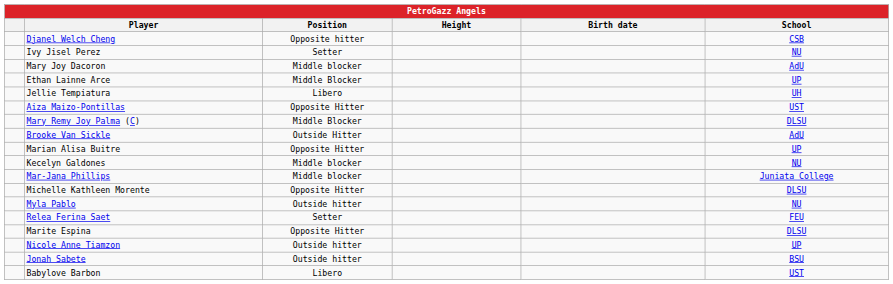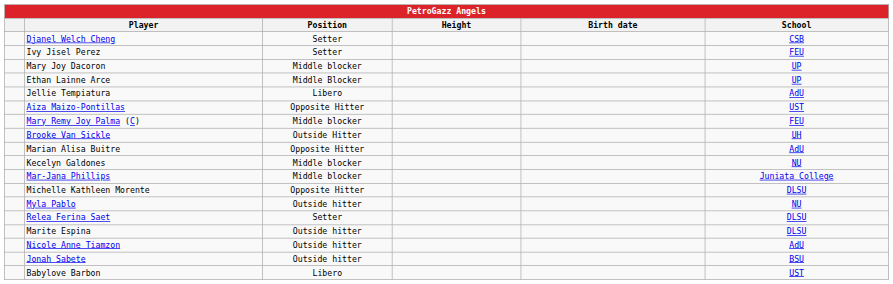(327, 38) Opposite hitter -> (327, 38) Setter
(797, 52) NU -> (797, 52) FEU
(797, 66) AdU -> (797, 66) UP
(797, 93) UH -> (797, 93) AdU
(327, 121) Middle Blocker -> (327, 121) Middle blocker
(797, 121) DLSU -> (797, 121) FEU
(797, 135) AdU -> (797, 135) UH
(797, 149) UP -> (797, 149) AdU
(797, 217) FEU -> (797, 217) DLSU
(327, 231) Opposite Hitter -> (327, 231) Outside hitter
(797, 245) UP -> (797, 245) AdU
